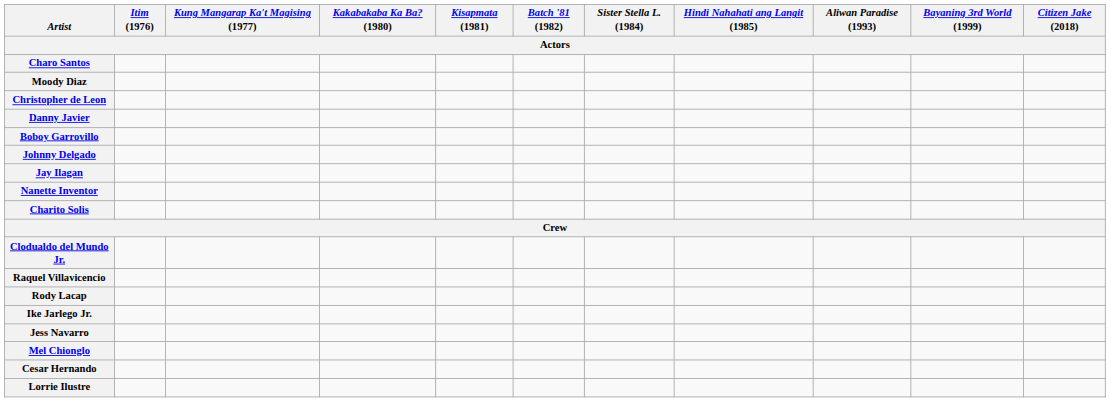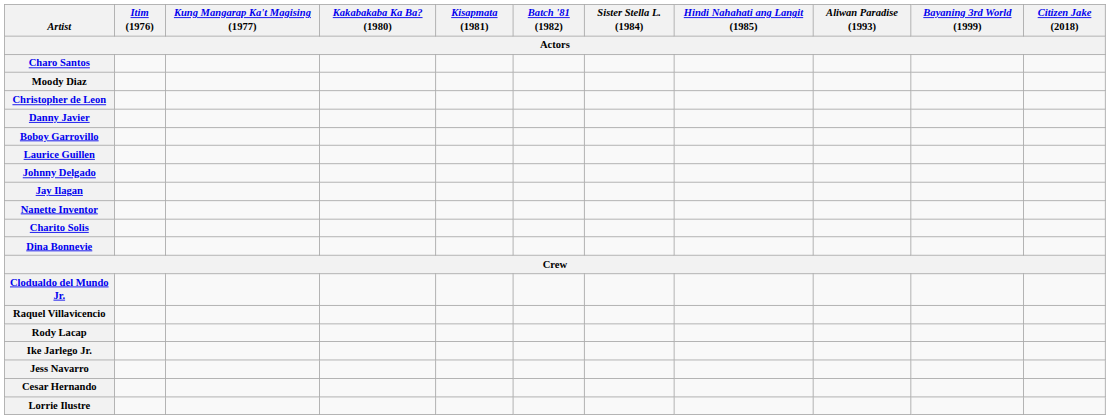+ row: (59, 154)
+ row: (59, 246)
- row: (59, 350)
